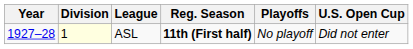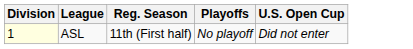- column: (31, 14)
(207, 33) bold -> (151, 33) normal
